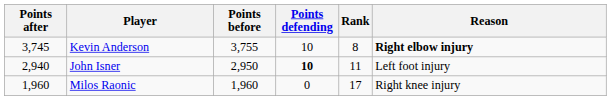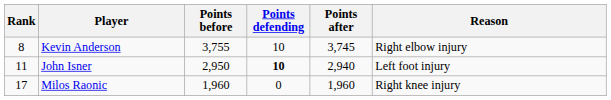columns swapped: (355, 20) <-> (36, 20)
(424, 47) bold -> (421, 47) normal
